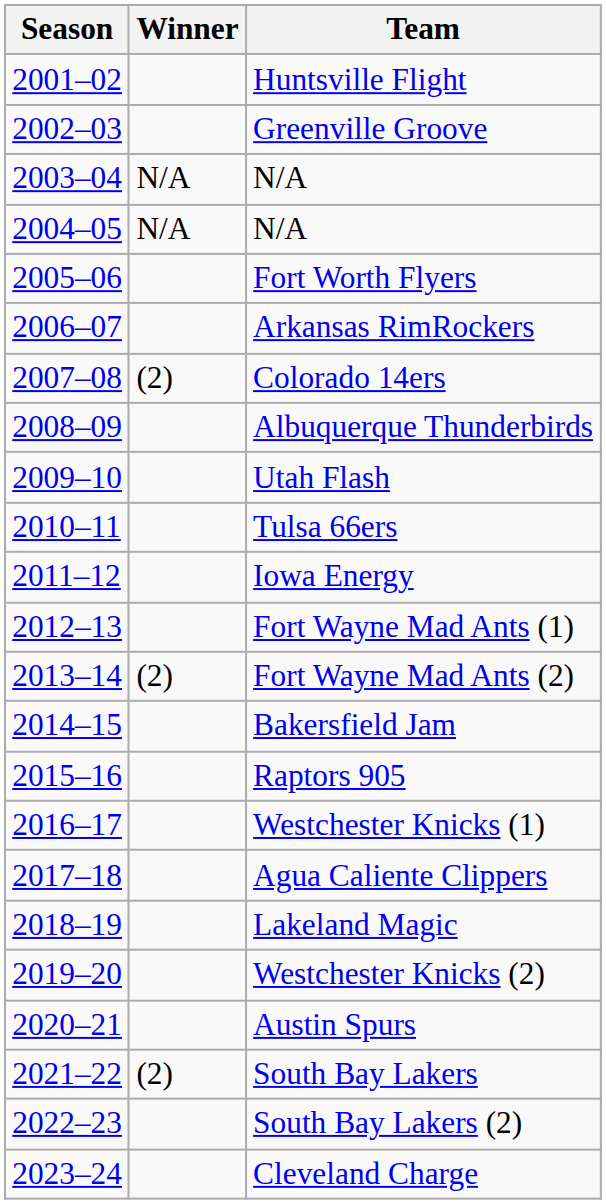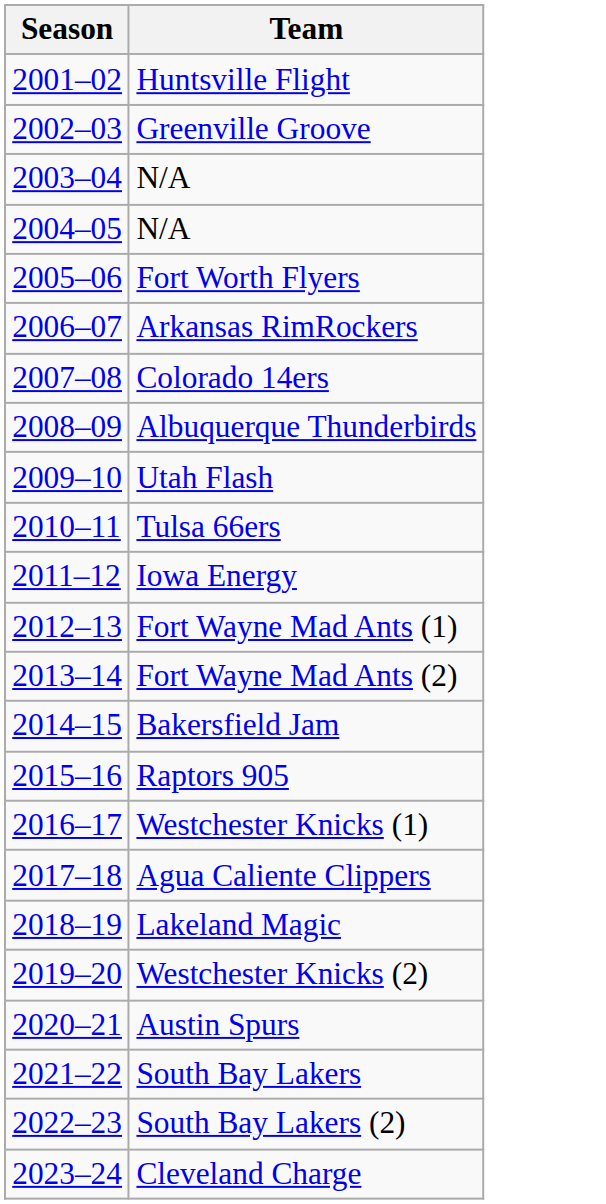- column: (188, 29)
